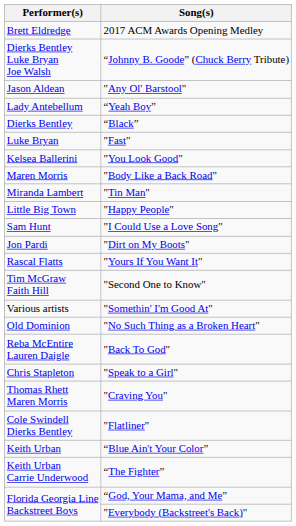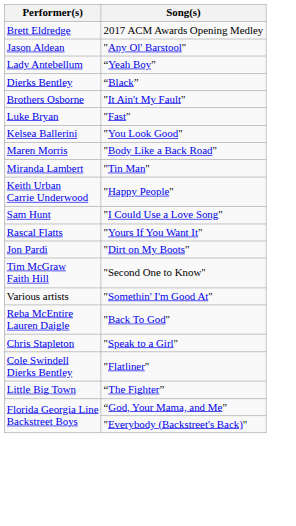- row: (196, 59)
+ row: (144, 99)
(41, 210) Little Big Town -> (47, 191) Keith Urban Carrie Underwood
rows swapped: (146, 244) <-> (153, 261)
- row: (182, 325)
- row: (135, 396)
- row: (156, 448)
(47, 472) Keith Urban Carrie Underwood -> (41, 389) Little Big Town
